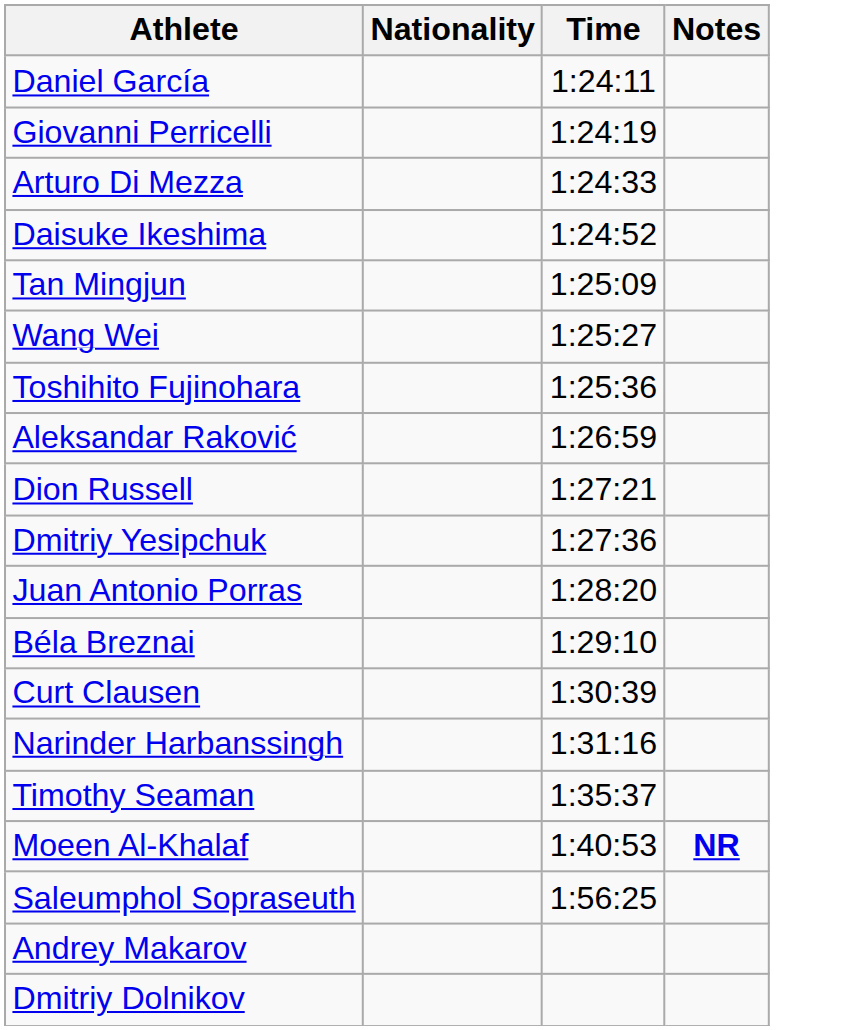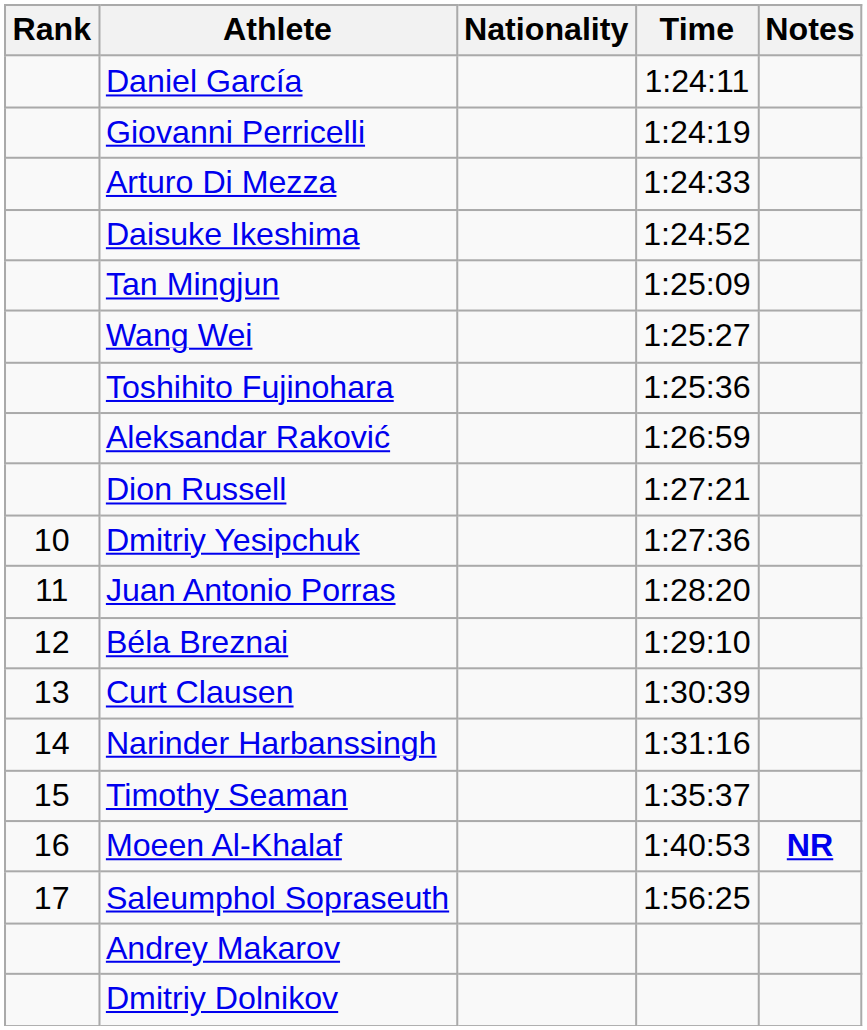+ column: (52, 30)
